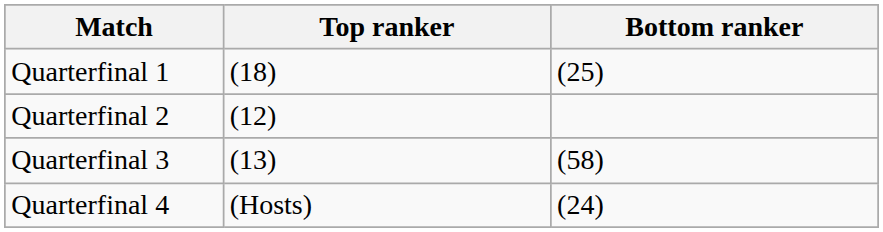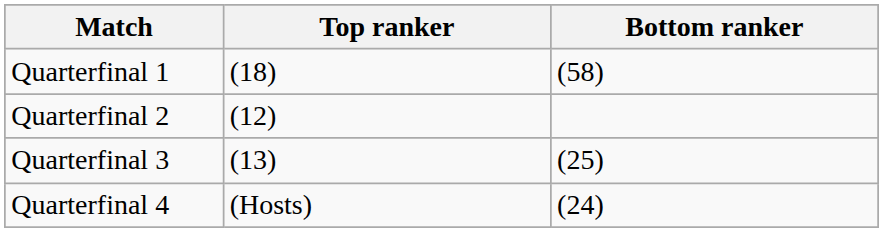(580, 71) (25) -> (580, 71) (58)
(580, 159) (58) -> (580, 159) (25)
